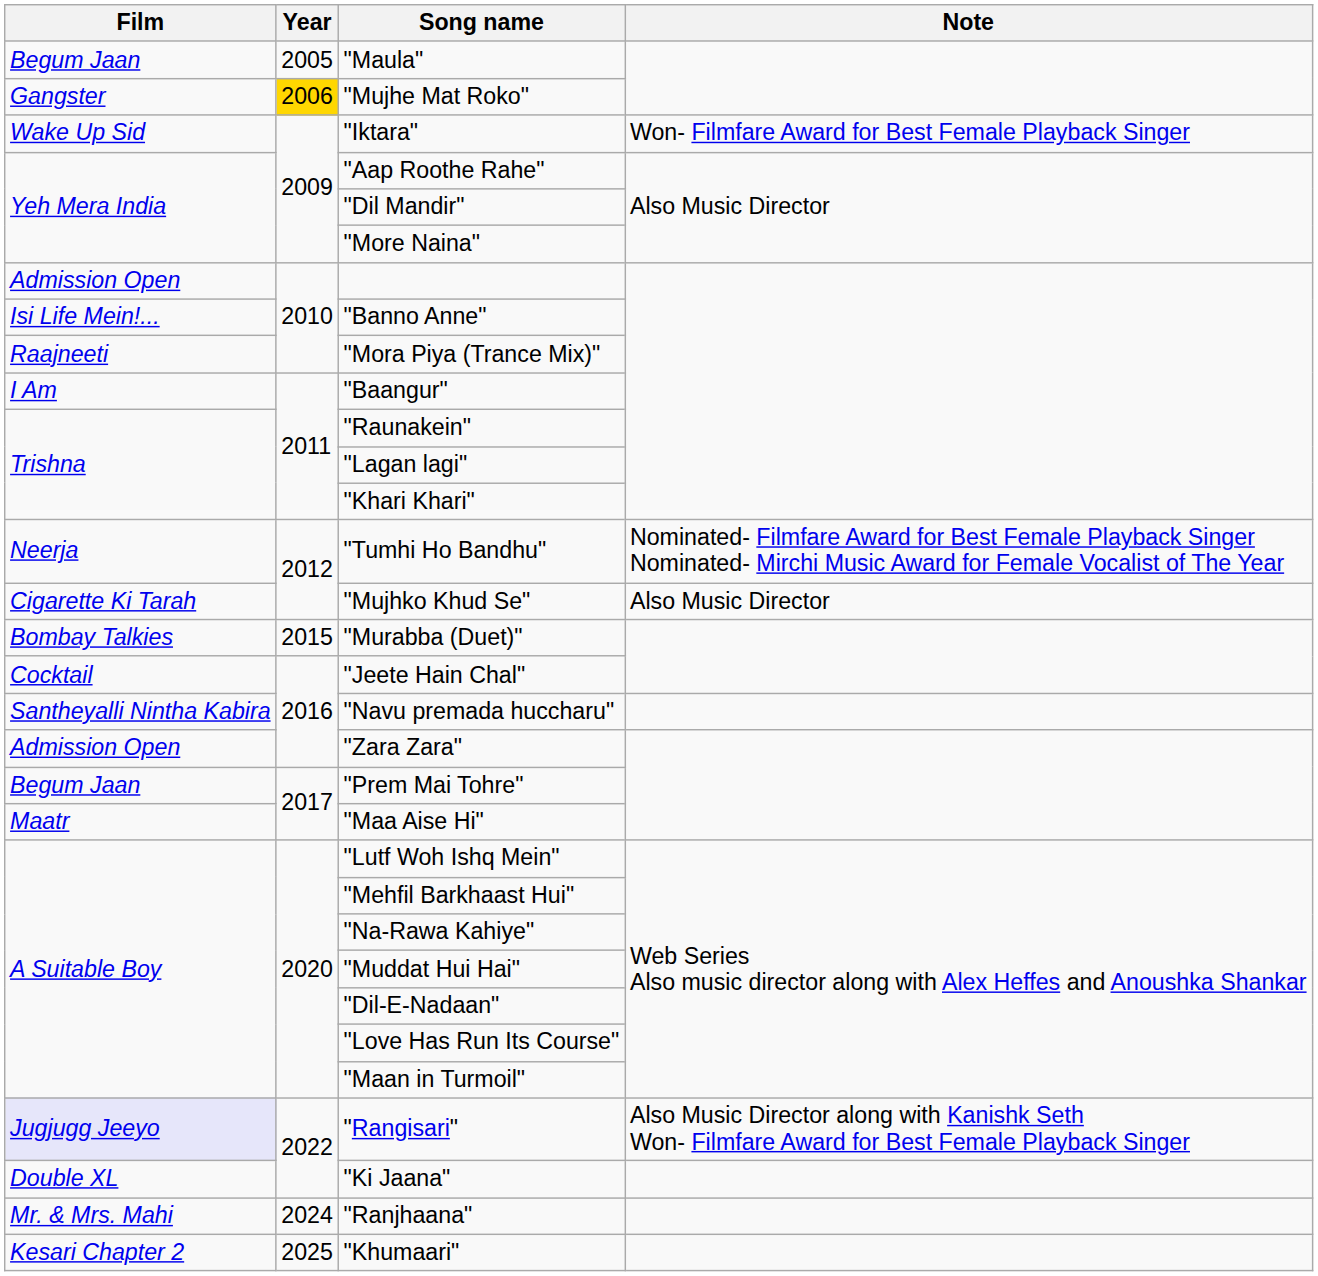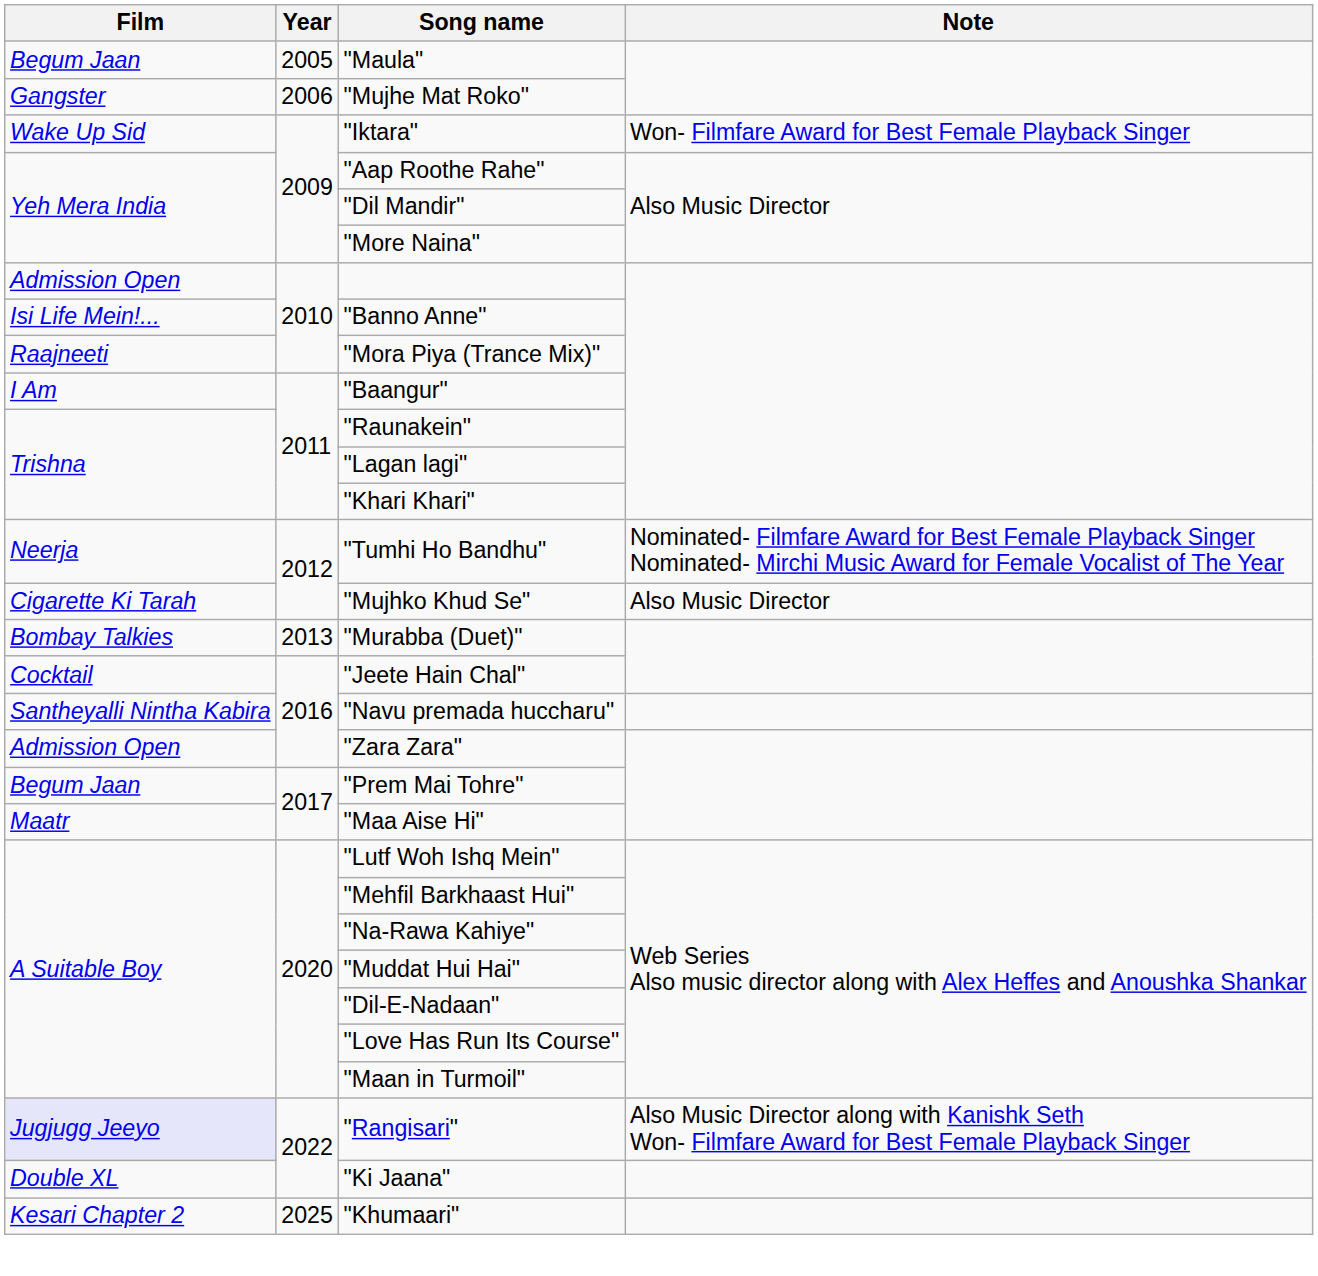(307, 96) gold background -> (307, 96) no background
(307, 637) 2015 -> (307, 637) 2013
- row: (408, 1215)
